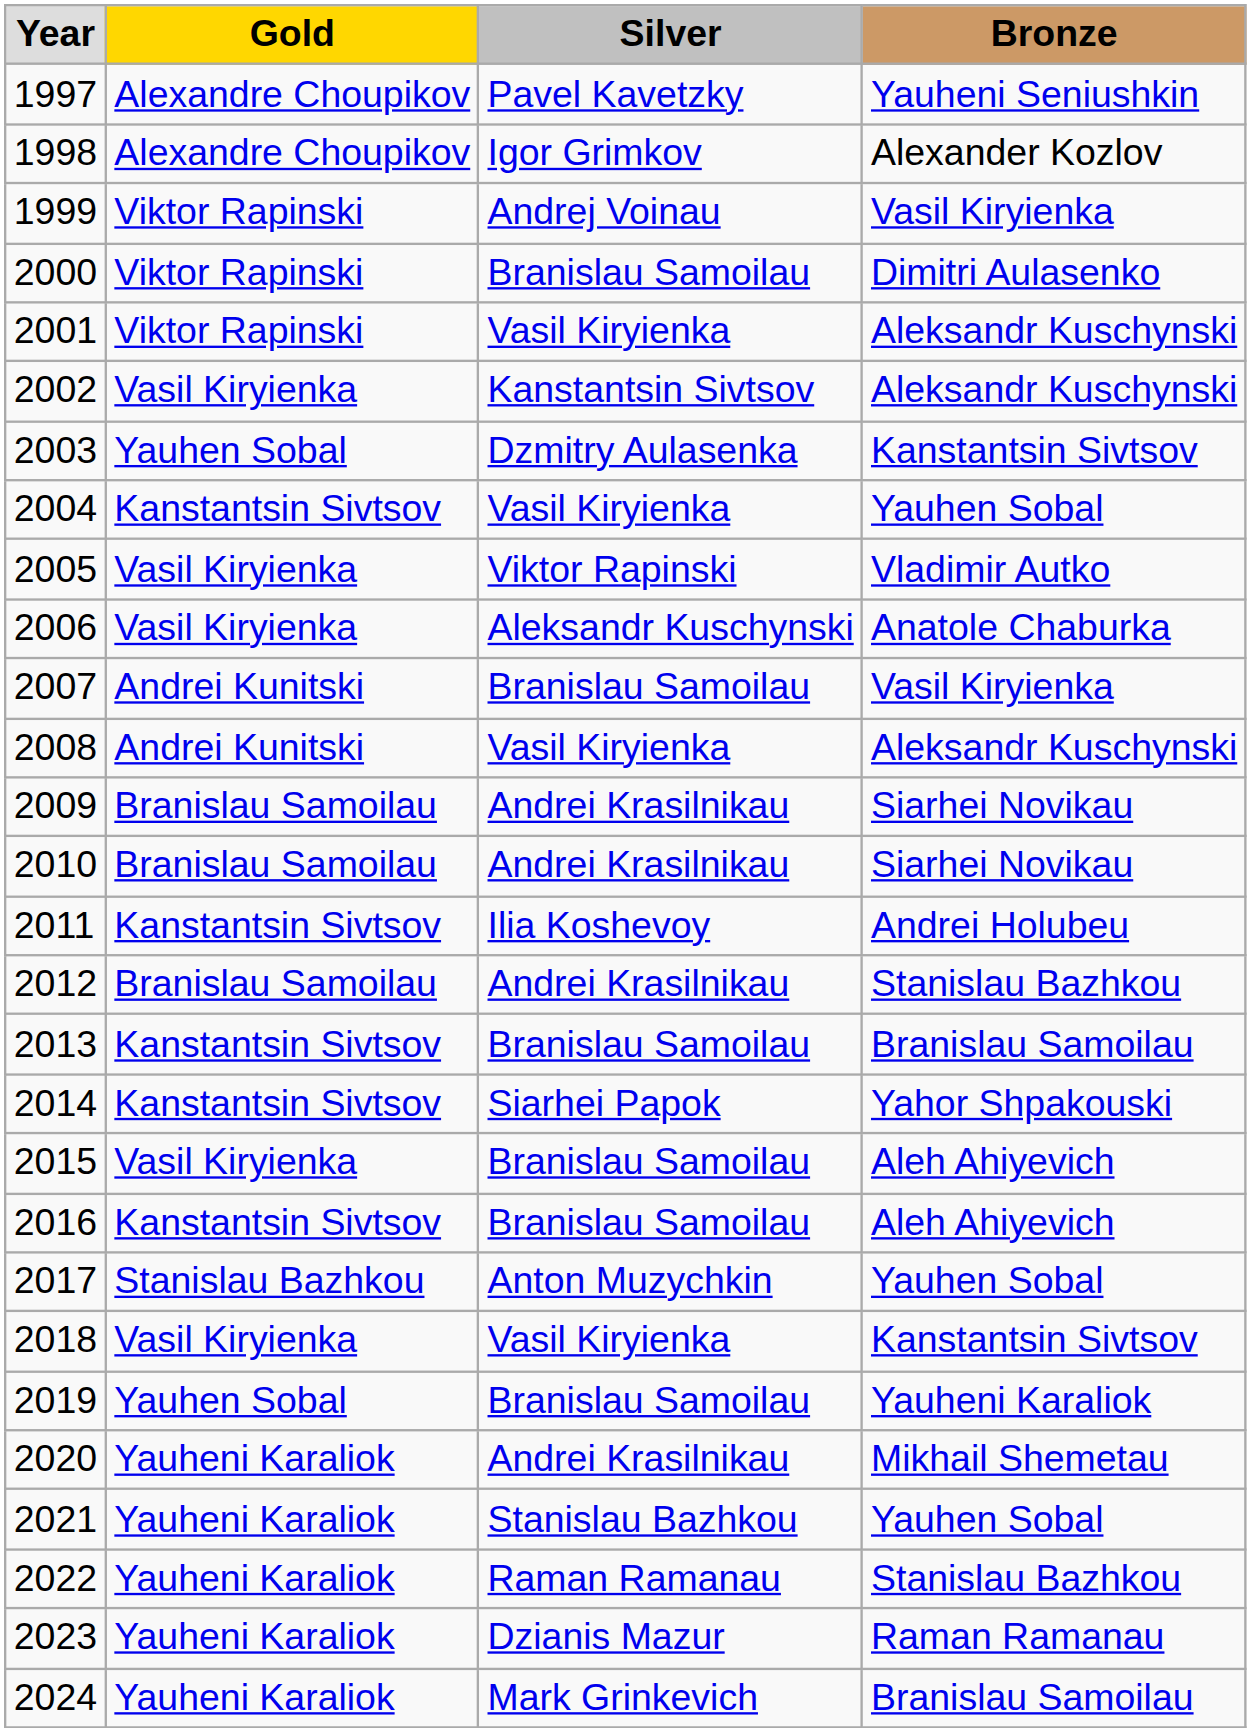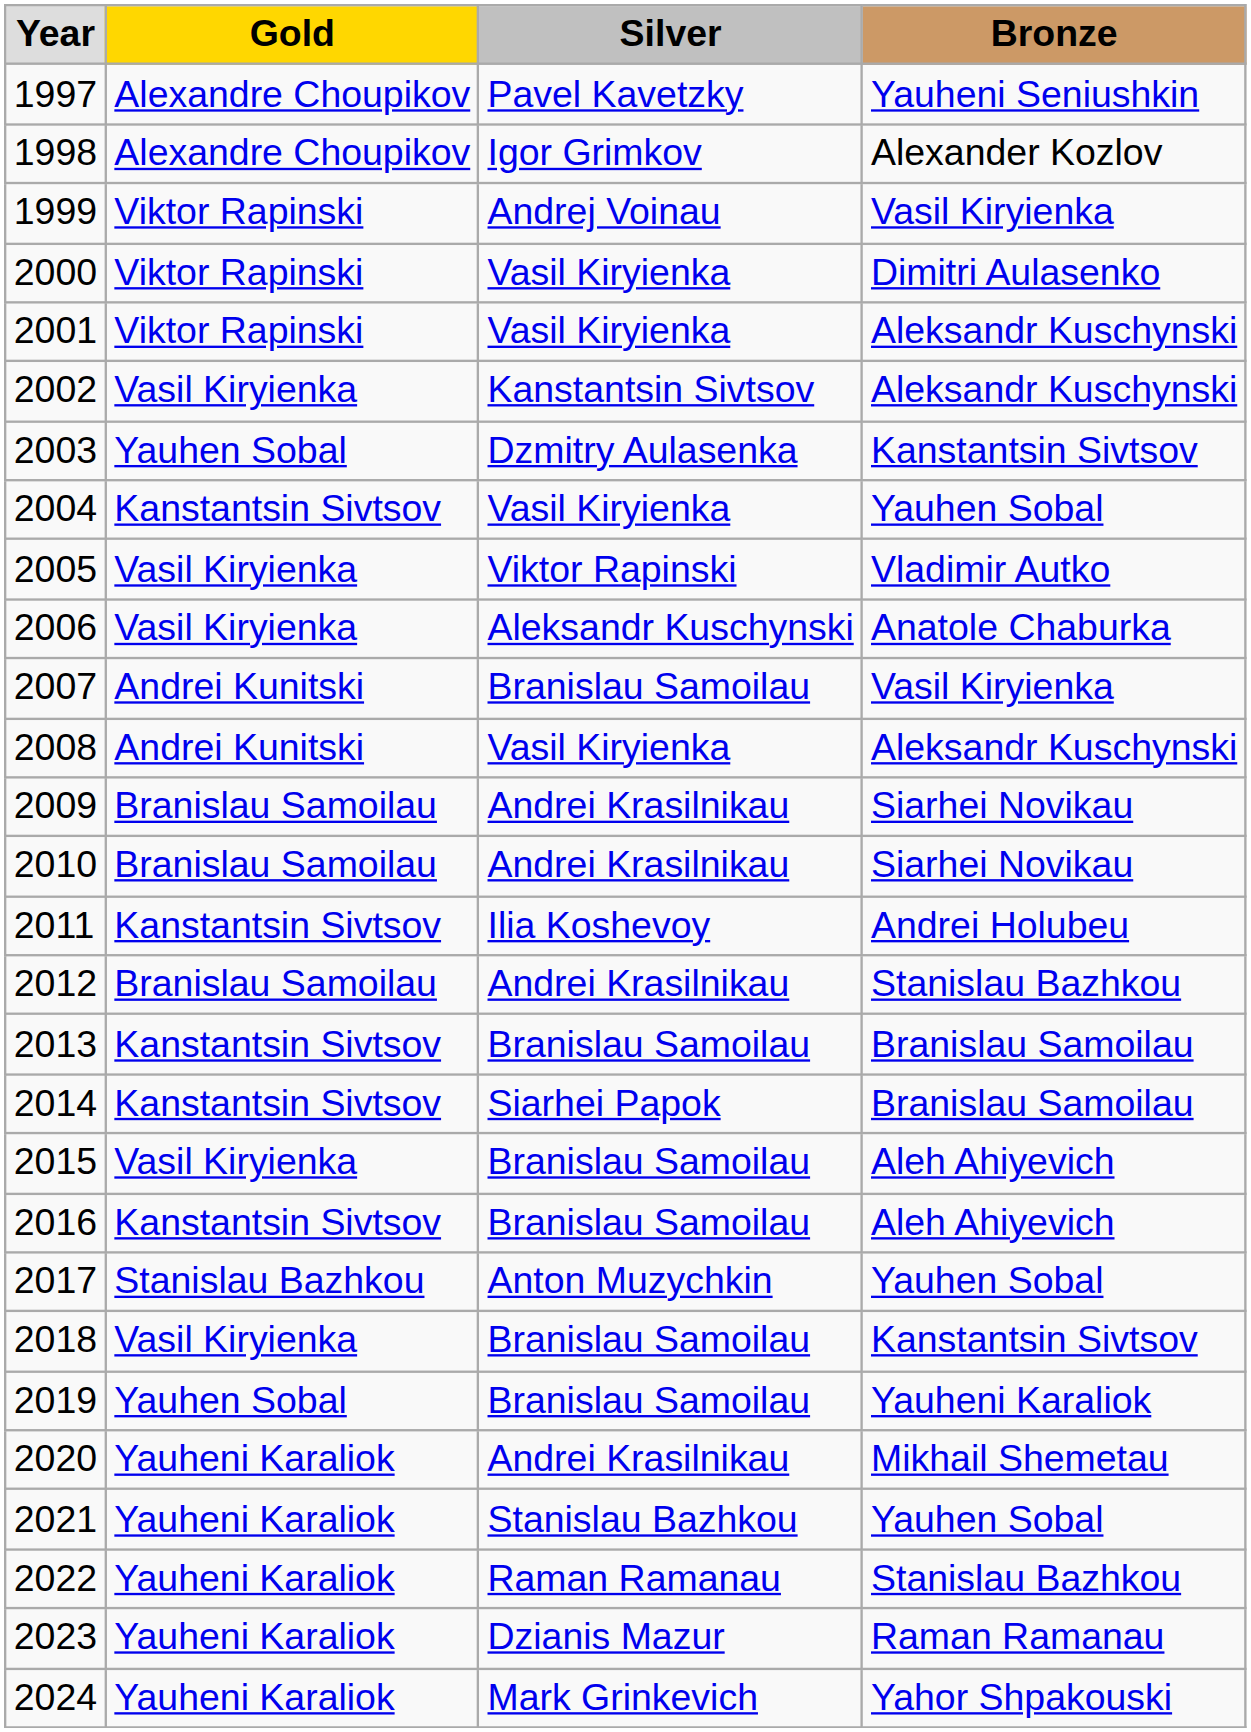(649, 271) Branislau Samoilau -> (609, 271) Vasil Kiryienka
(1022, 1102) Yahor Shpakouski -> (1032, 1102) Branislau Samoilau
(609, 1340) Vasil Kiryienka -> (649, 1340) Branislau Samoilau
(1032, 1696) Branislau Samoilau -> (1022, 1696) Yahor Shpakouski
